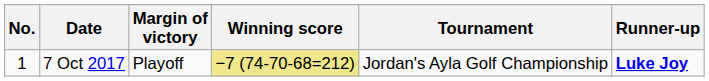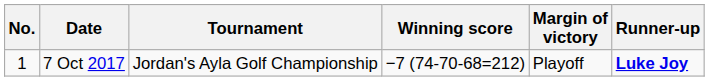columns swapped: (485, 27) <-> (170, 27)
(285, 63) khaki background -> (455, 63) no background
